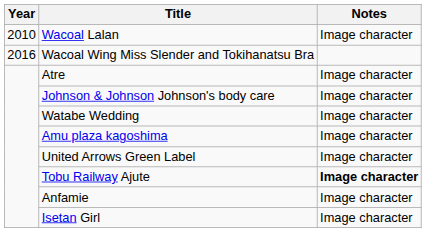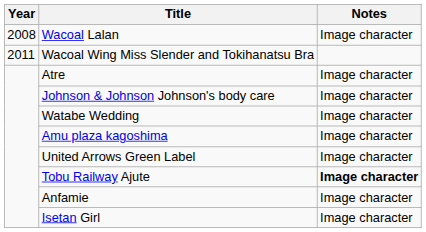(22, 34) 2010 -> (22, 34) 2008
(22, 55) 2016 -> (21, 55) 2011
